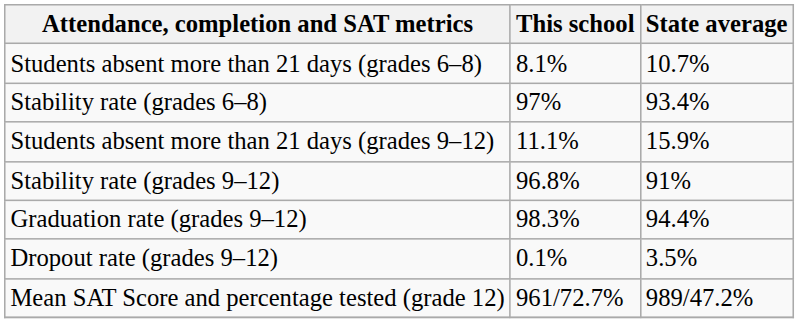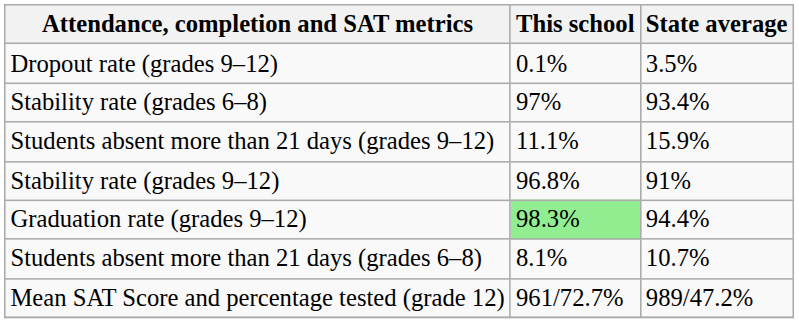rows swapped: (246, 63) <-> (144, 258)
(548, 219) no background -> (548, 219) lightgreen background
